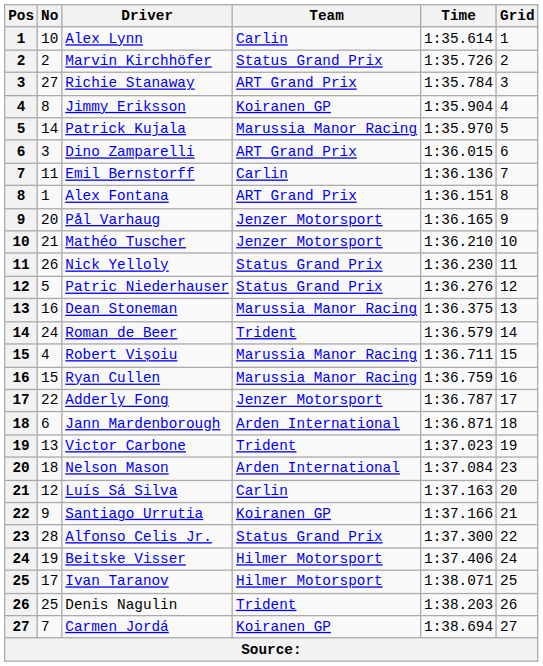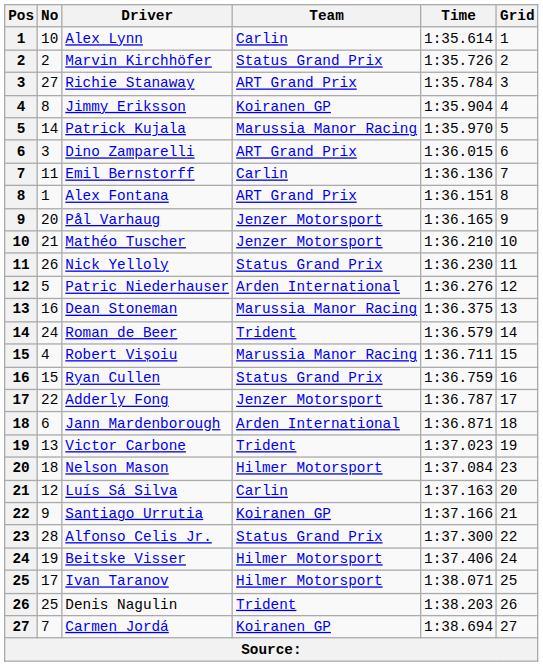(309, 288) Status Grand Prix -> (318, 288) Arden International
(327, 378) Marussia Manor Racing -> (309, 378) Status Grand Prix
(318, 469) Arden International -> (309, 469) Hilmer Motorsport
